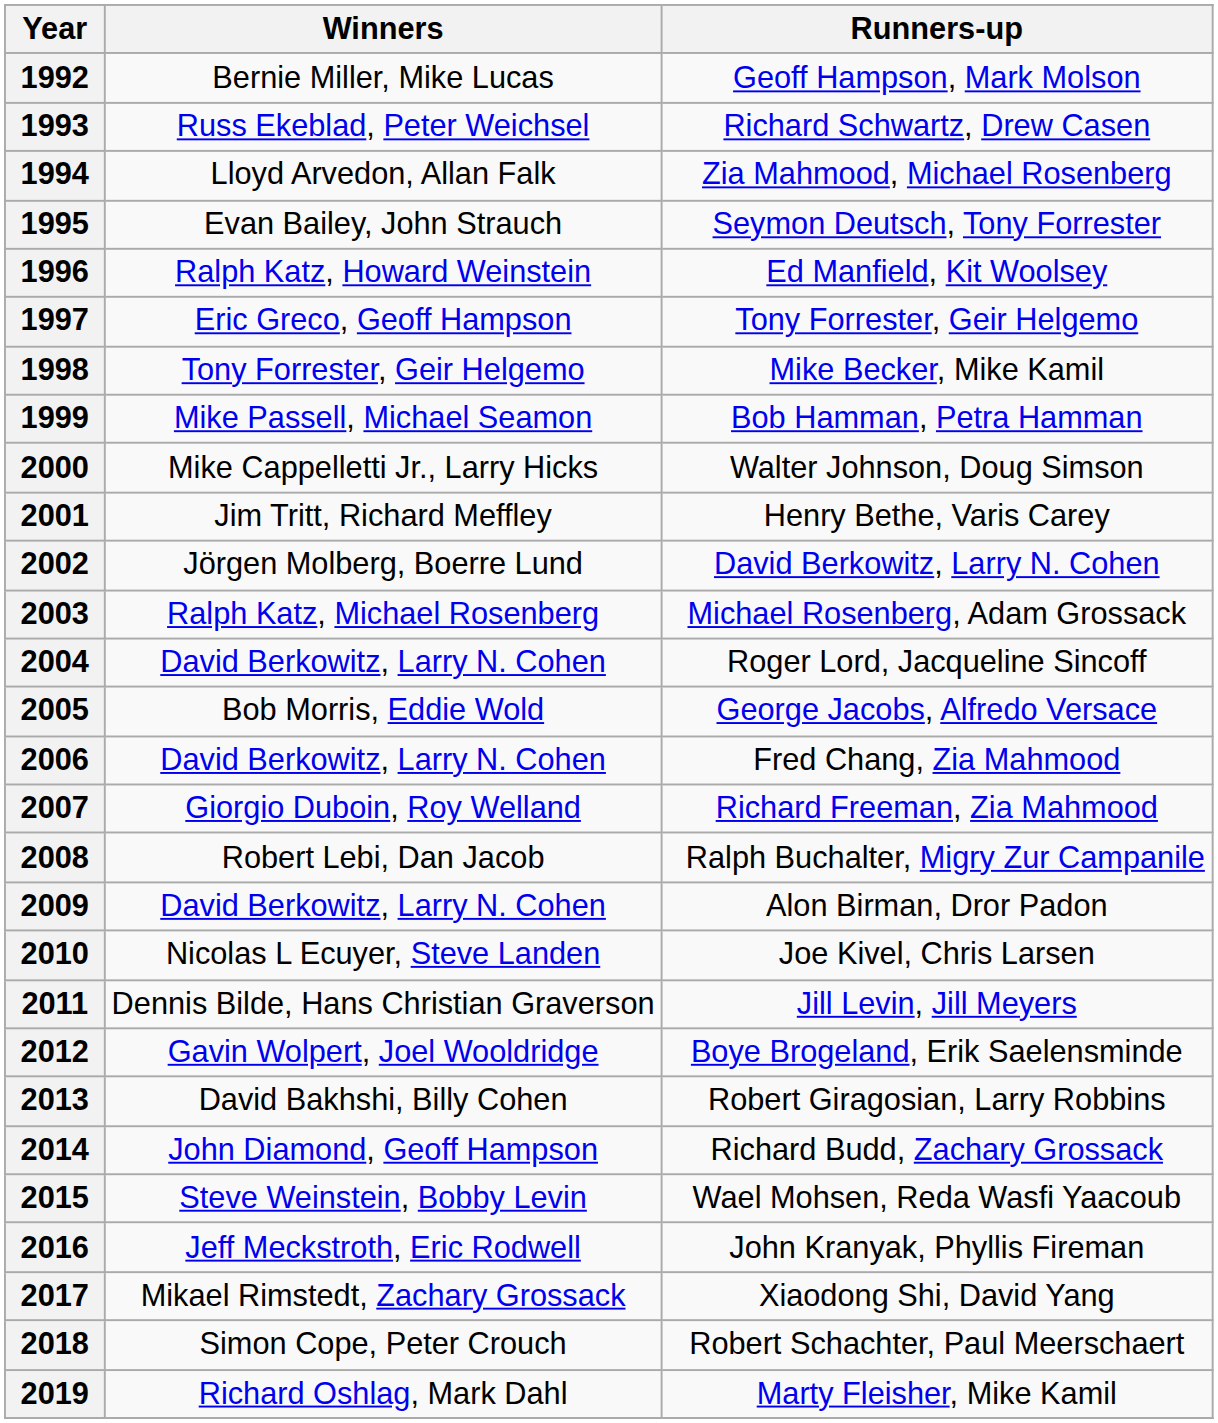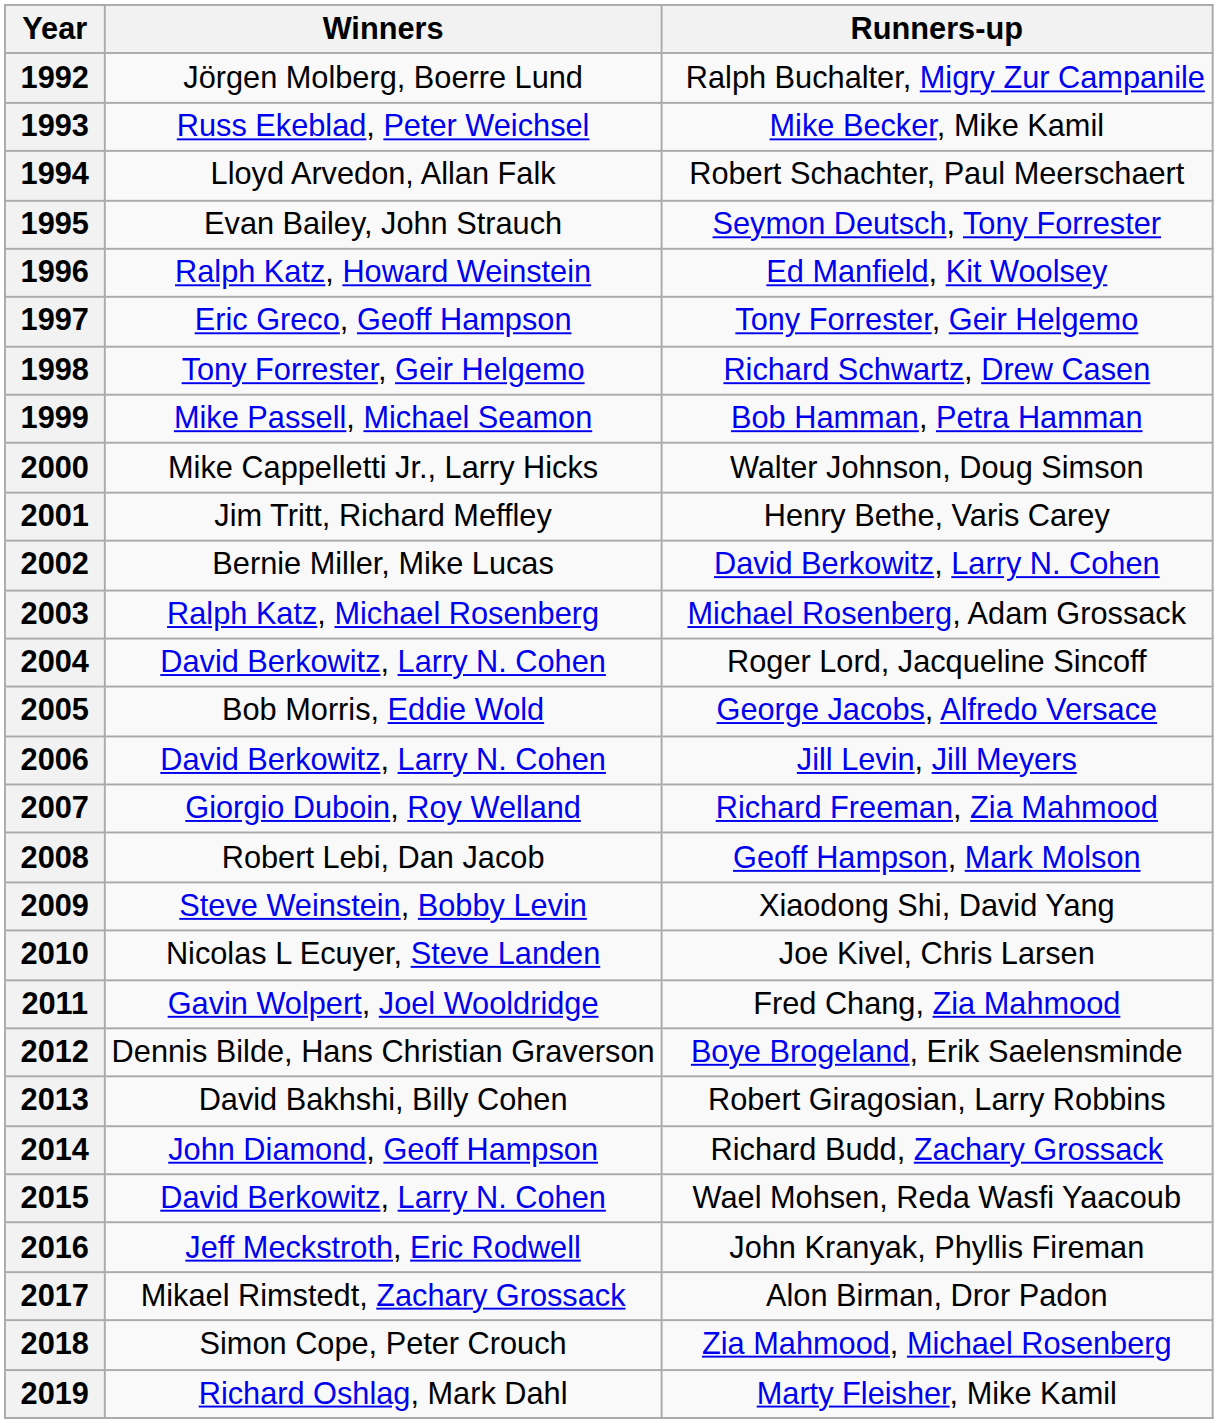(383, 77) Bernie Miller, Mike Lucas -> (383, 77) Jörgen Molberg, Boerre Lund
(937, 77) Geoff Hampson, Mark Molson -> (937, 77) Ralph Buchalter, Migry Zur Campanile
(937, 126) Richard Schwartz, Drew Casen -> (937, 126) Mike Becker, Mike Kamil
(937, 175) Zia Mahmood, Michael Rosenberg -> (937, 175) Robert Schachter, Paul Meerschaert
(937, 369) Mike Becker, Mike Kamil -> (937, 369) Richard Schwartz, Drew Casen
(383, 564) Jörgen Molberg, Boerre Lund -> (383, 564) Bernie Miller, Mike Lucas
(937, 759) Fred Chang, Zia Mahmood -> (937, 759) Jill Levin, Jill Meyers
(937, 857) Ralph Buchalter, Migry Zur Campanile -> (937, 857) Geoff Hampson, Mark Molson
(383, 905) David Berkowitz, Larry N. Cohen -> (383, 905) Steve Weinstein, Bobby Levin
(937, 905) Alon Birman, Dror Padon -> (937, 905) Xiaodong Shi, David Yang
(383, 1003) Dennis Bilde, Hans Christian Graverson -> (383, 1003) Gavin Wolpert, Joel Wooldridge
(937, 1003) Jill Levin, Jill Meyers -> (937, 1003) Fred Chang, Zia Mahmood
(383, 1051) Gavin Wolpert, Joel Wooldridge -> (383, 1051) Dennis Bilde, Hans Christian Graverson
(383, 1198) Steve Weinstein, Bobby Levin -> (383, 1198) David Berkowitz, Larry N. Cohen
(937, 1295) Xiaodong Shi, David Yang -> (937, 1295) Alon Birman, Dror Padon
(937, 1344) Robert Schachter, Paul Meerschaert -> (937, 1344) Zia Mahmood, Michael Rosenberg
